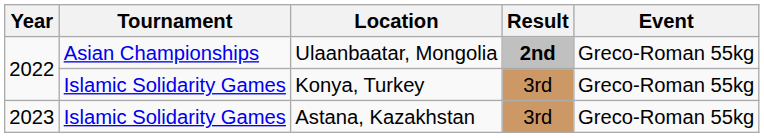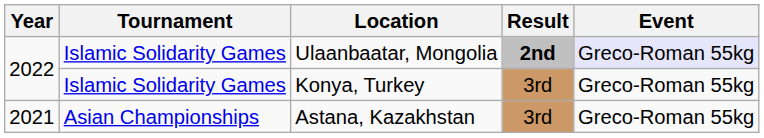(161, 53) Asian Championships -> (175, 53) Islamic Solidarity Games
(666, 53) no background -> (666, 53) lavender background
(32, 117) 2023 -> (32, 117) 2021
(175, 117) Islamic Solidarity Games -> (161, 117) Asian Championships
